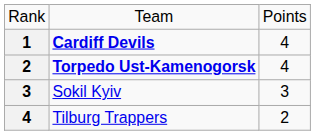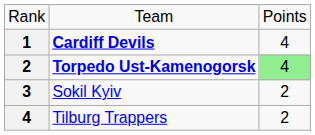(285, 67) no background -> (285, 67) lightgreen background
(285, 92) 3 -> (285, 92) 2
